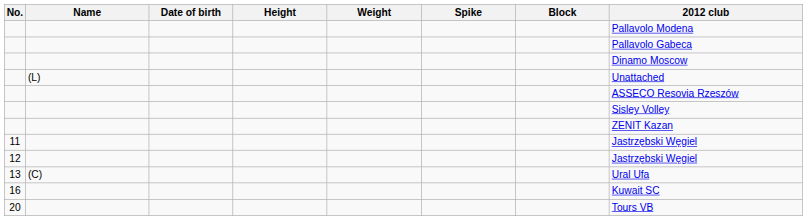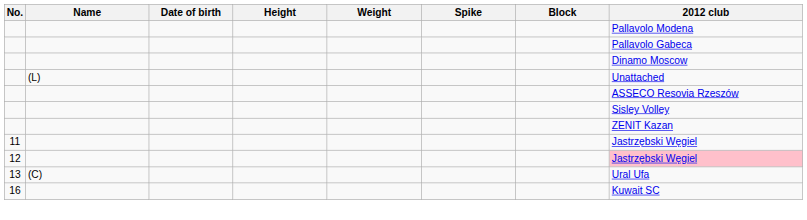(654, 158) no background -> (654, 158) pink background
- row: (15, 207)
